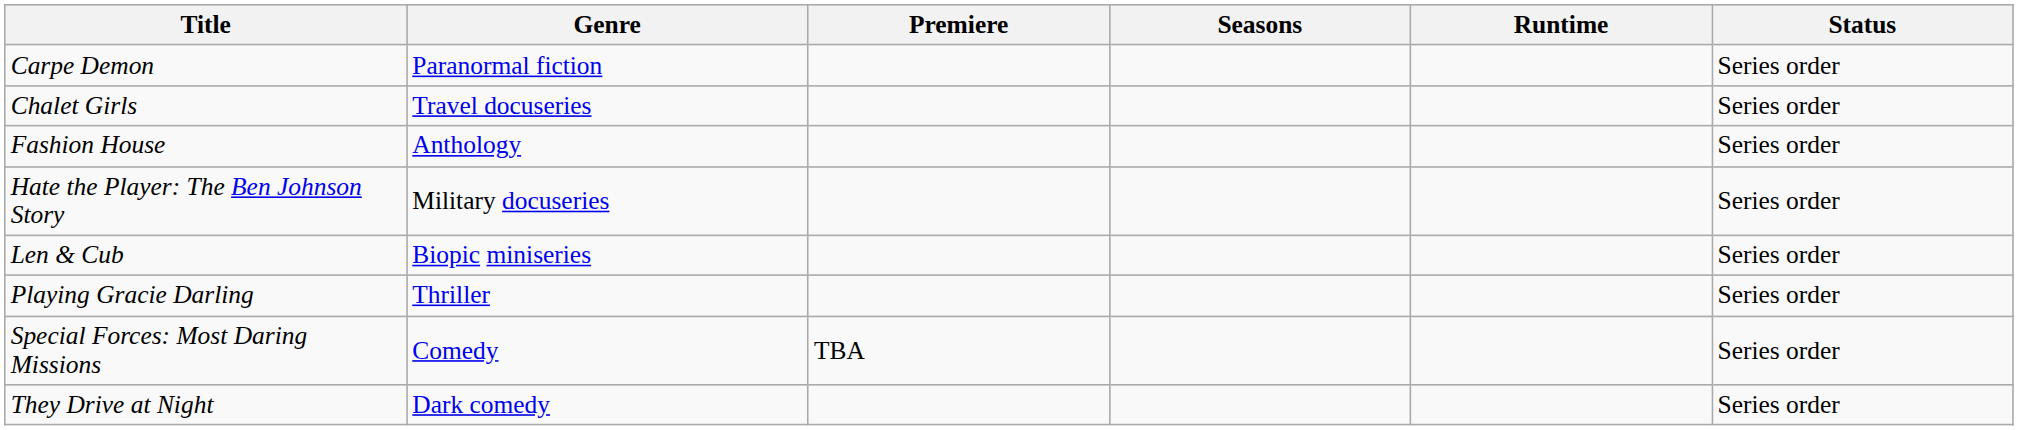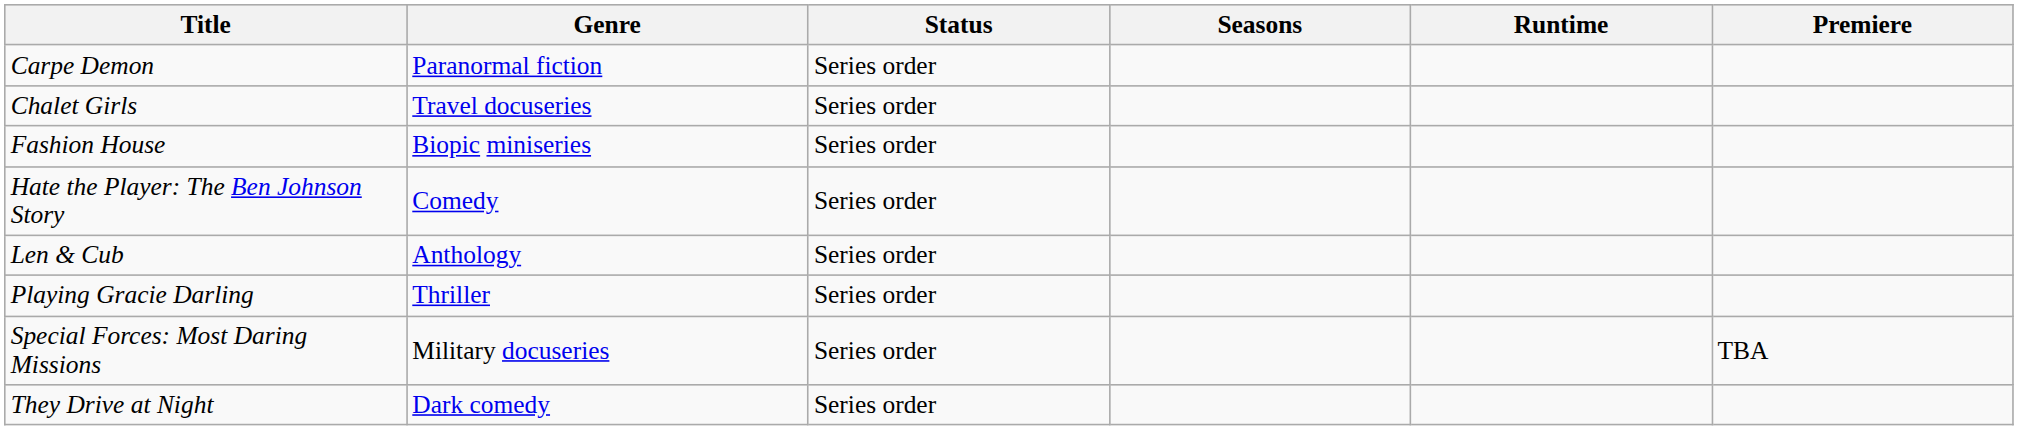columns swapped: (959, 24) <-> (1862, 24)
(467, 145) Anthology -> (502, 145) Biopic miniseries
(511, 200) Military docuseries -> (455, 200) Comedy
(502, 255) Biopic miniseries -> (467, 255) Anthology
(455, 350) Comedy -> (511, 350) Military docuseries
